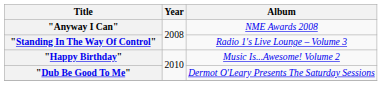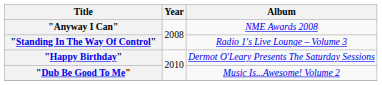(281, 57) Music Is...Awesome! Volume 2 -> (281, 57) Dermot O'Leary Presents The Saturday Sessions
(281, 73) Dermot O'Leary Presents The Saturday Sessions -> (281, 73) Music Is...Awesome! Volume 2
